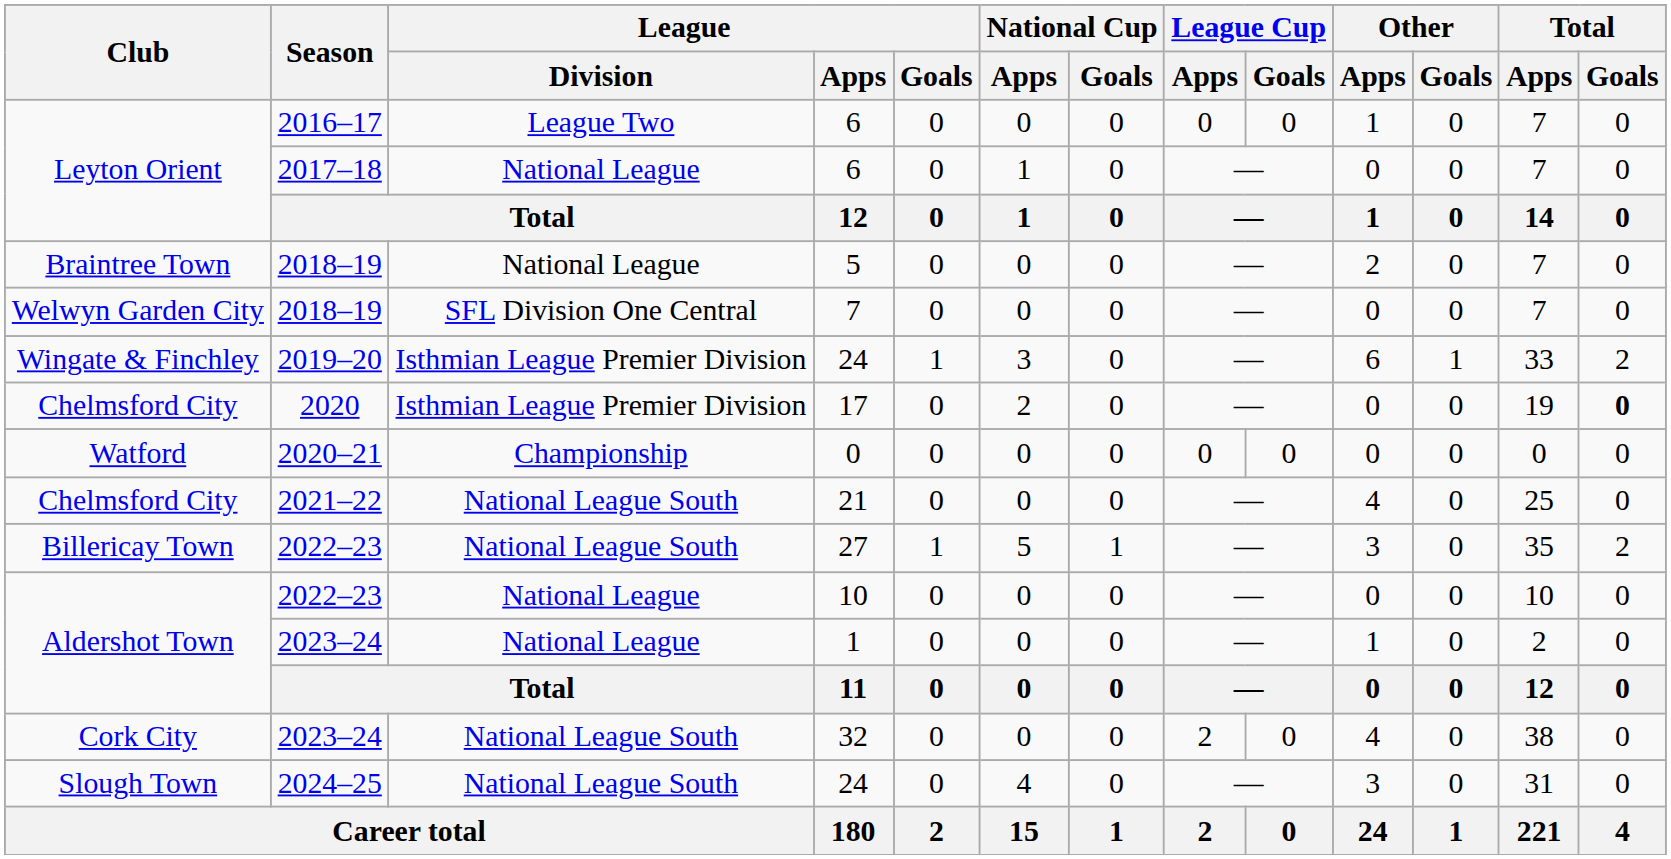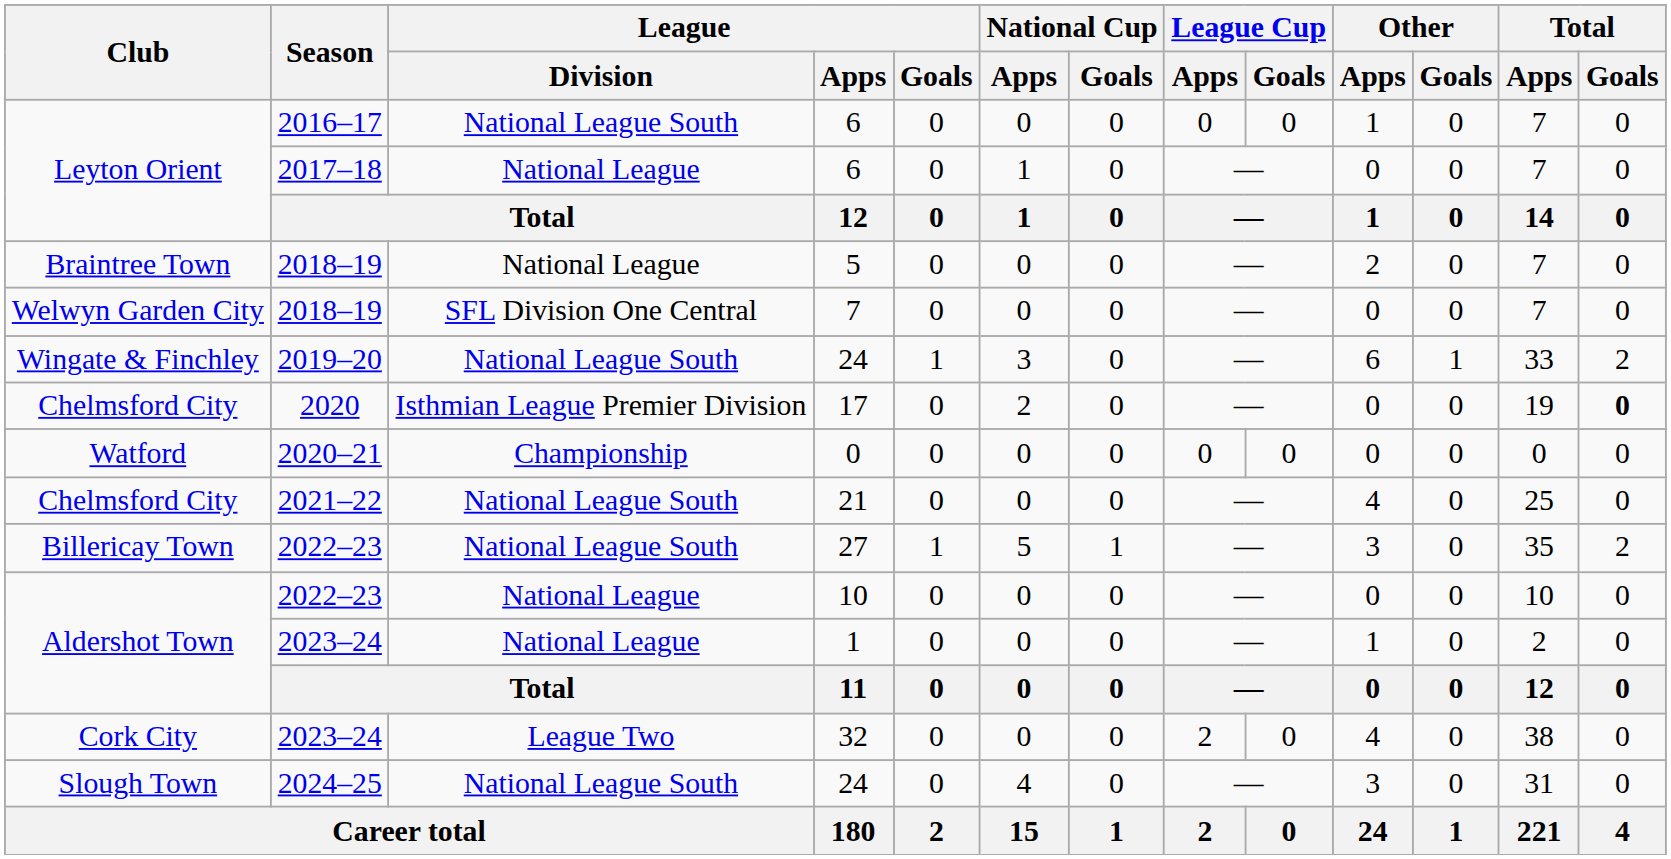(601, 122) League Two -> (601, 122) National League South
(601, 358) Isthmian League Premier Division -> (601, 358) National League South
(601, 736) National League South -> (601, 736) League Two
